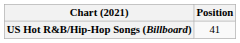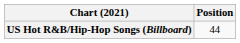(215, 30) 41 -> (215, 30) 44
